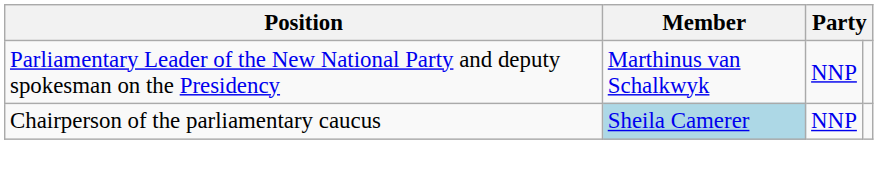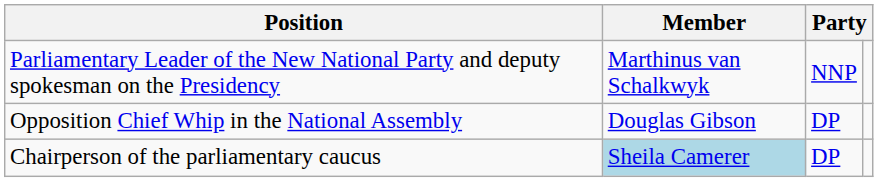+ row: (236, 120)
(834, 120) NNP -> (826, 157) DP
